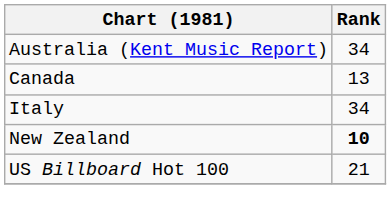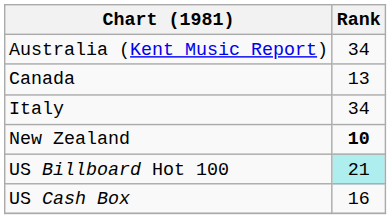(359, 169) no background -> (359, 169) paleturquoise background
+ row: (70, 199)
